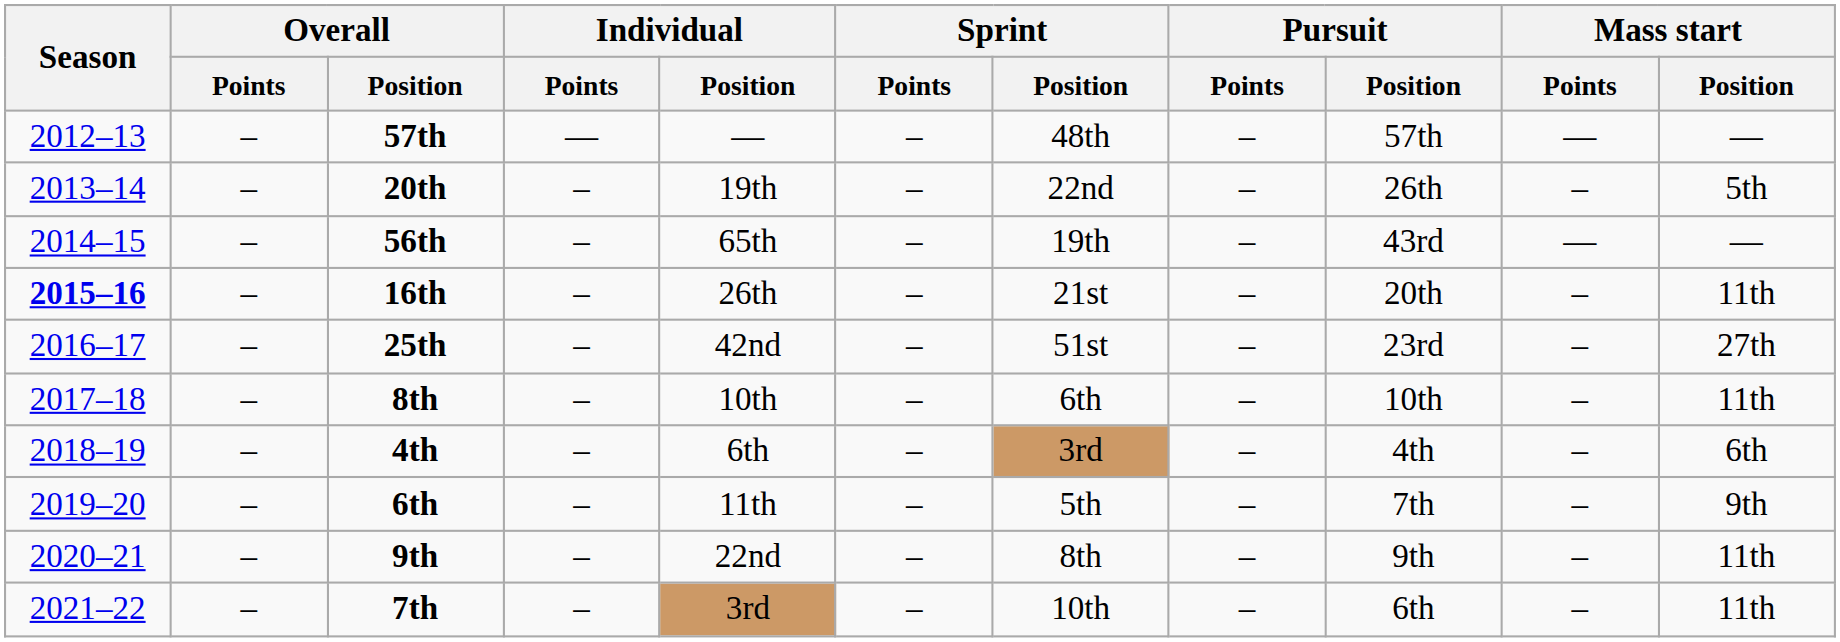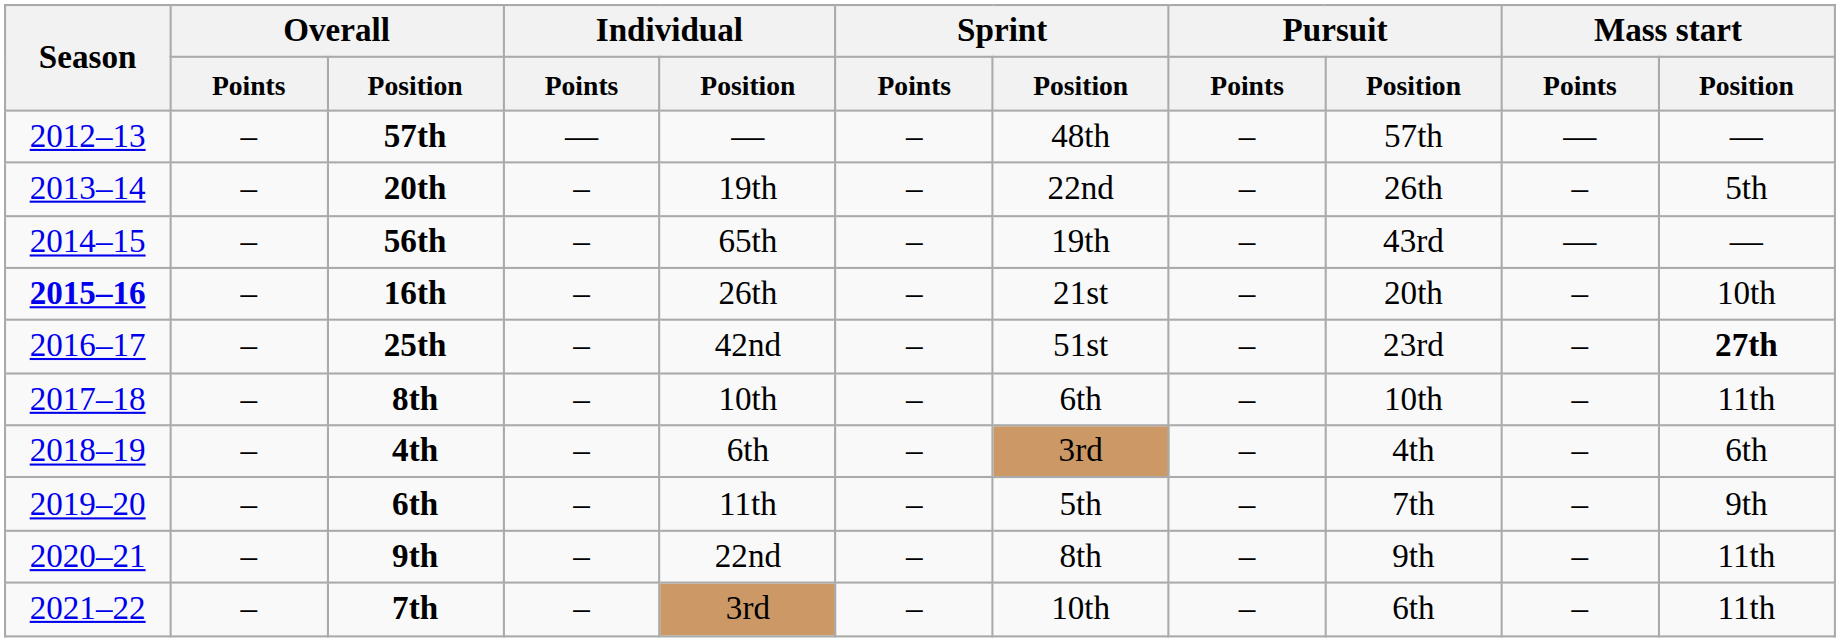(1746, 293) 11th -> (1746, 293) 10th
(1746, 345) normal -> (1746, 345) bold
